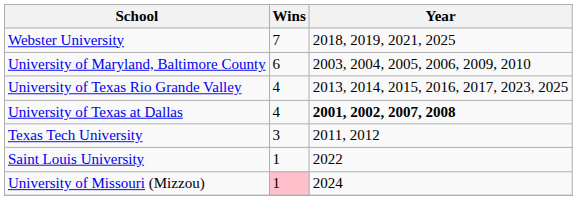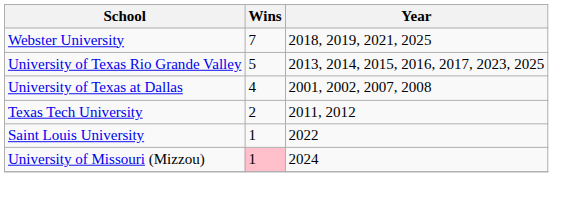- row: (137, 64)
(276, 87) 4 -> (252, 64) 5
(384, 111) bold -> (360, 87) normal
(276, 135) 3 -> (252, 111) 2
